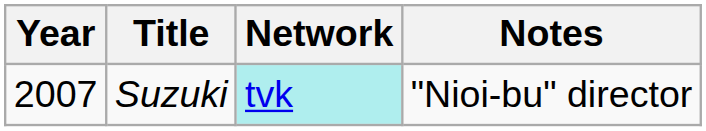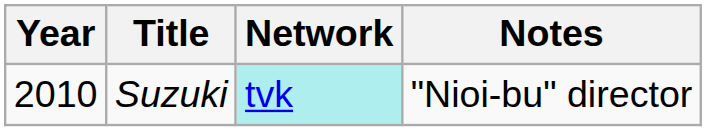(56, 93) 2007 -> (56, 93) 2010
